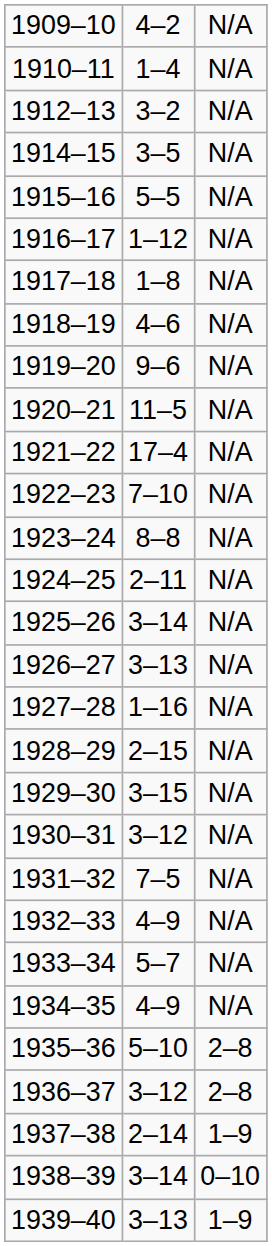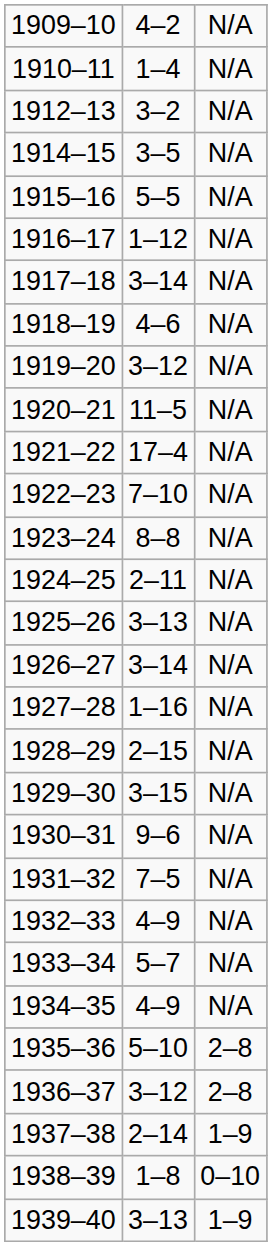(158, 281) 1–8 -> (158, 281) 3–14
(158, 366) 9–6 -> (158, 366) 3–12
(158, 622) 3–14 -> (158, 622) 3–13
(158, 665) 3–13 -> (158, 665) 3–14
(158, 835) 3–12 -> (158, 835) 9–6
(158, 1176) 3–14 -> (158, 1176) 1–8
